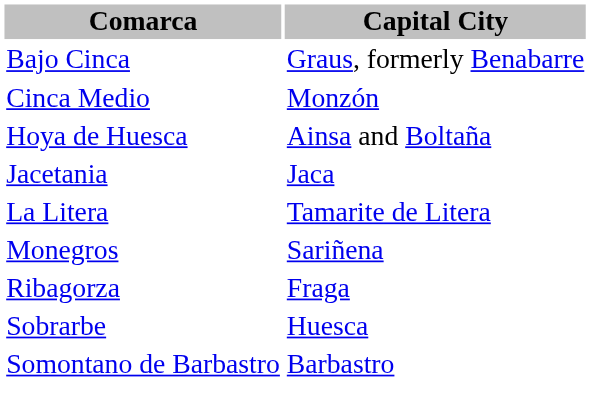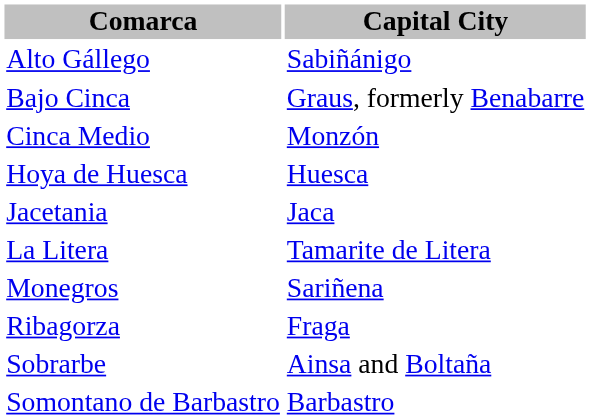+ row: (78, 59)
(389, 135) Ainsa and Boltaña -> (328, 173) Huesca
(328, 325) Huesca -> (389, 363) Ainsa and Boltaña
